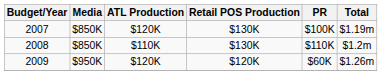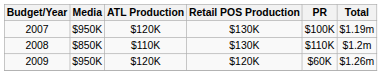(87, 29) $850K -> (87, 29) $950K
